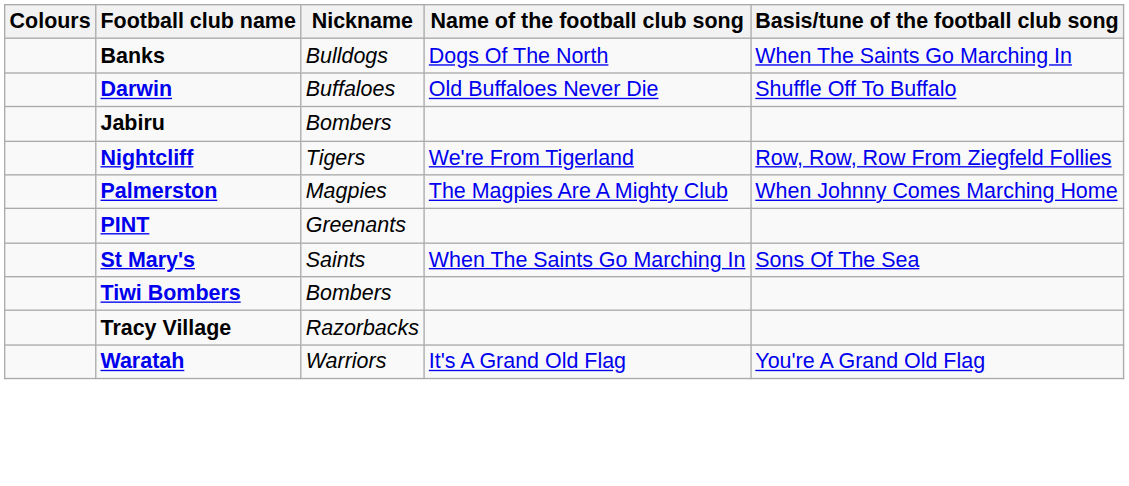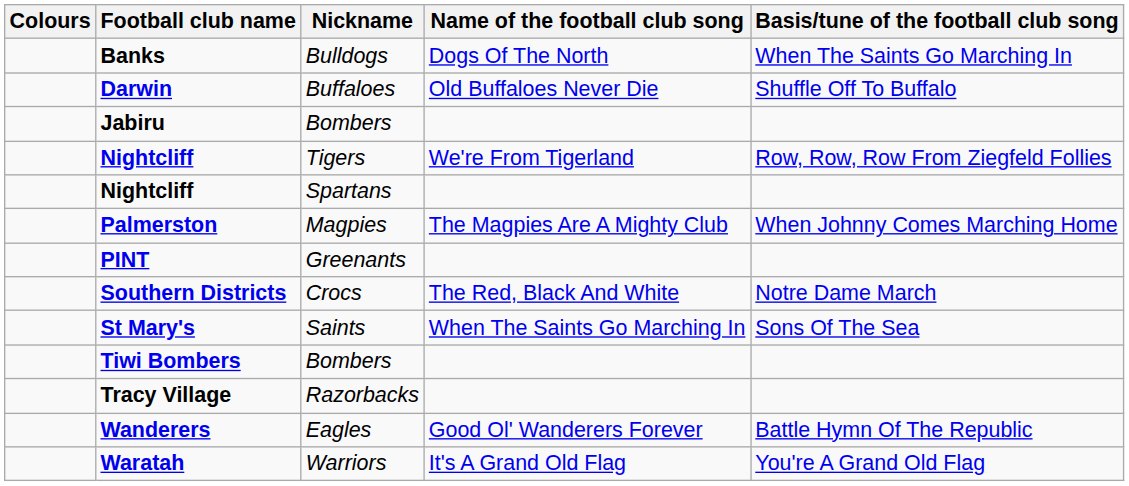+ row: (147, 191)
+ row: (193, 293)
+ row: (156, 429)
